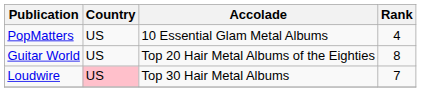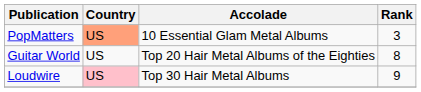(95, 35) no background -> (95, 35) lightsalmon background
(397, 35) 4 -> (397, 35) 3
(397, 76) 7 -> (397, 76) 9
